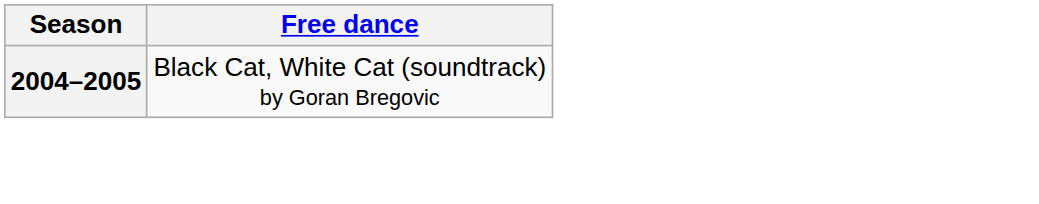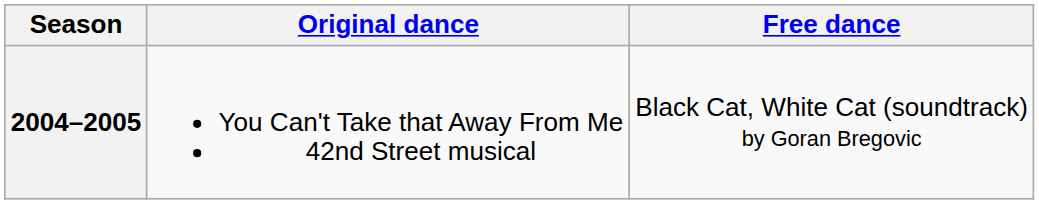+ column: (388, 25)
